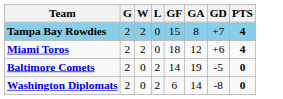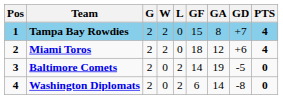+ column: (15, 13)
